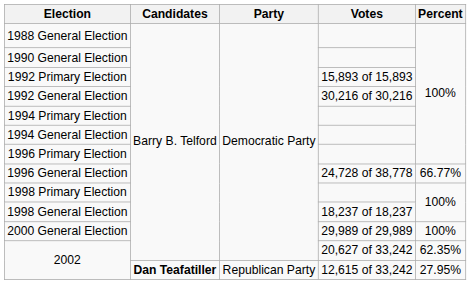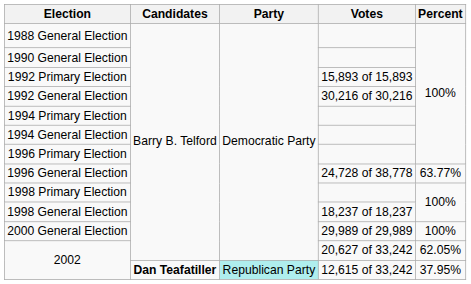(440, 173) 66.77% -> (440, 173) 63.77%
(440, 250) 62.35% -> (440, 250) 62.05%
(269, 269) no background -> (269, 269) paleturquoise background
(440, 269) 27.95% -> (440, 269) 37.95%
